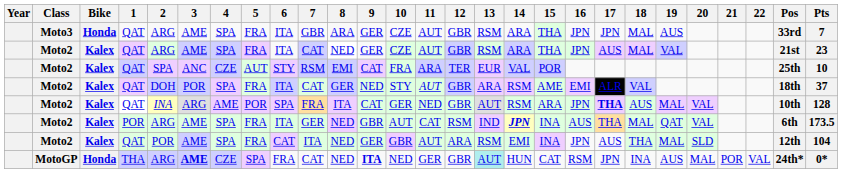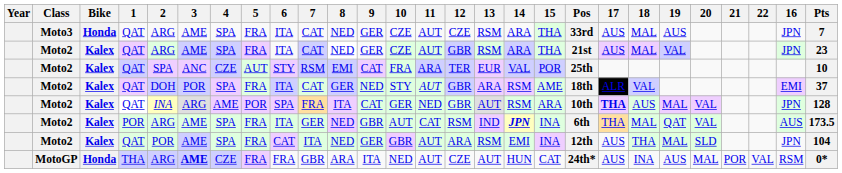columns swapped: (580, 13) <-> (790, 13)
(313, 31) GBR -> (313, 31) CAT
(342, 31) ARA -> (342, 31) NED
(460, 31) GBR -> (460, 31) CZE
(610, 31) JPN -> (613, 31) AUS
(256, 159) SPA -> (256, 159) FRA
(313, 159) CAT -> (313, 159) GBR
(342, 159) NED -> (342, 159) ARA
(372, 159) bold -> (372, 159) normal
(430, 159) GER -> (430, 159) AUT
(460, 159) GBR -> (460, 159) CZE
(489, 159) paleturquoise background -> (489, 159) no background
(610, 159) JPN -> (613, 159) AUS
